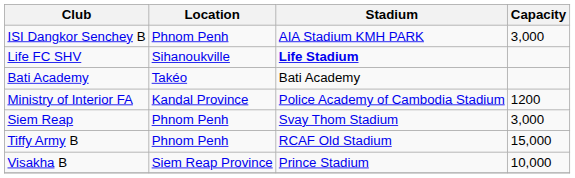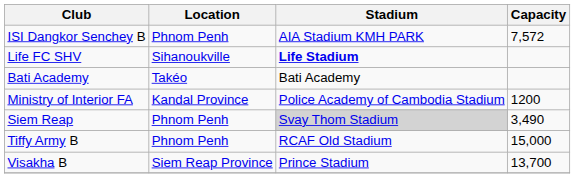(527, 36) 3,000 -> (527, 36) 7,572
(338, 120) no background -> (338, 120) lightgrey background
(527, 120) 3,000 -> (527, 120) 3,490
(531, 162) 10,000 -> (531, 162) 13,700
